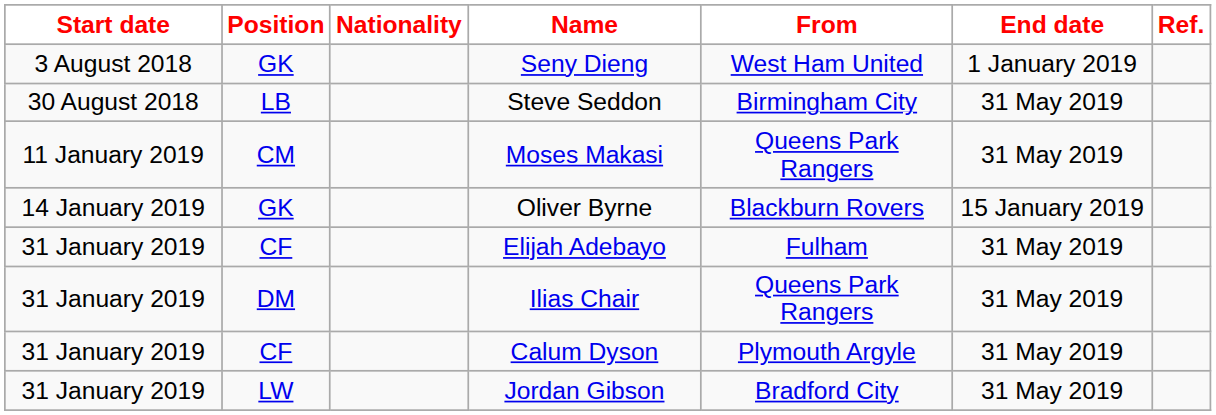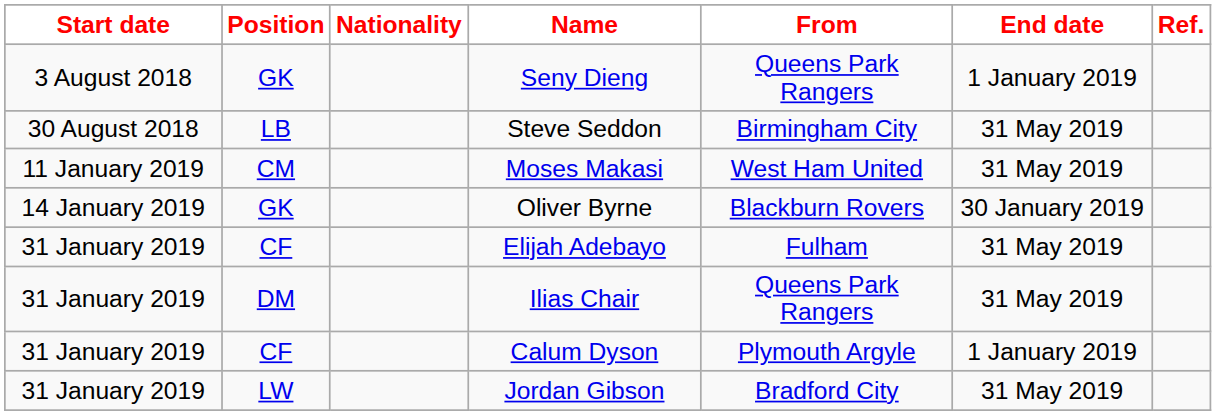(827, 64) West Ham United -> (827, 77) Queens Park Rangers
(827, 155) Queens Park Rangers -> (827, 169) West Ham United
(1052, 208) 15 January 2019 -> (1052, 208) 30 January 2019
(1052, 352) 31 May 2019 -> (1052, 352) 1 January 2019
